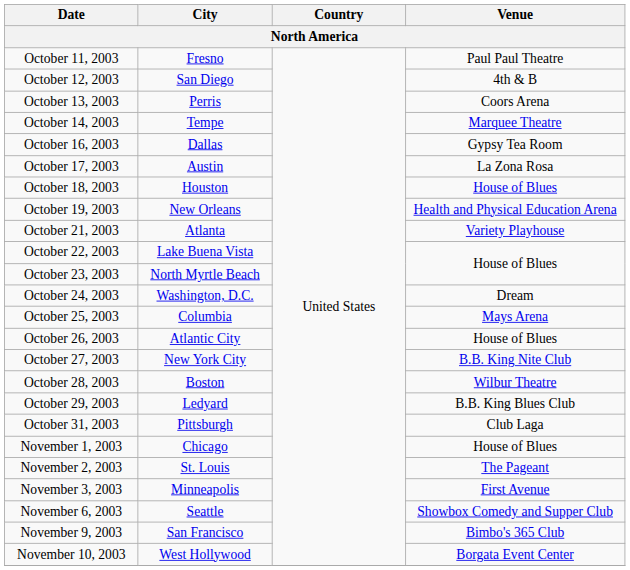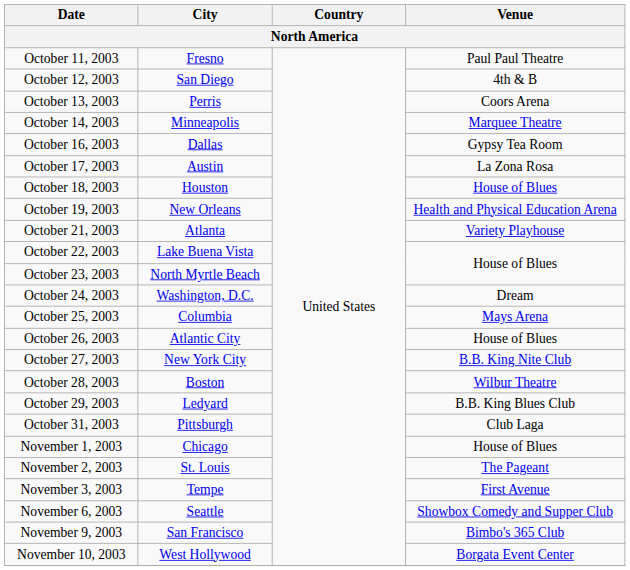(205, 123) Tempe -> (205, 123) Minneapolis
(205, 489) Minneapolis -> (205, 489) Tempe
